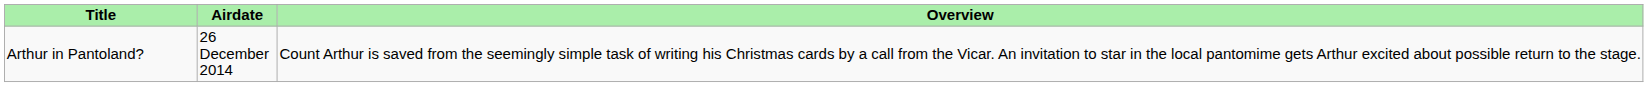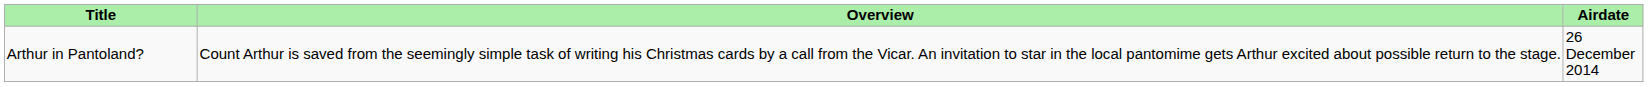columns swapped: (237, 15) <-> (960, 15)
